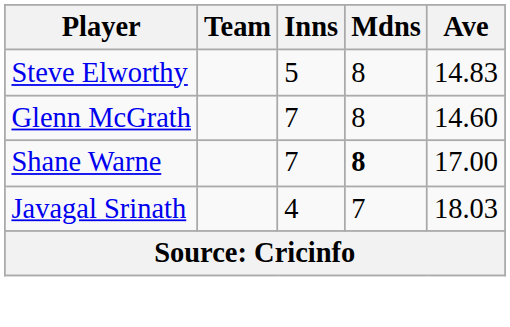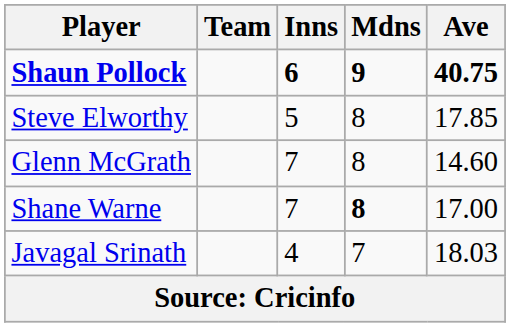+ row: (99, 72)
(466, 72) 14.83 -> (466, 117) 17.85
